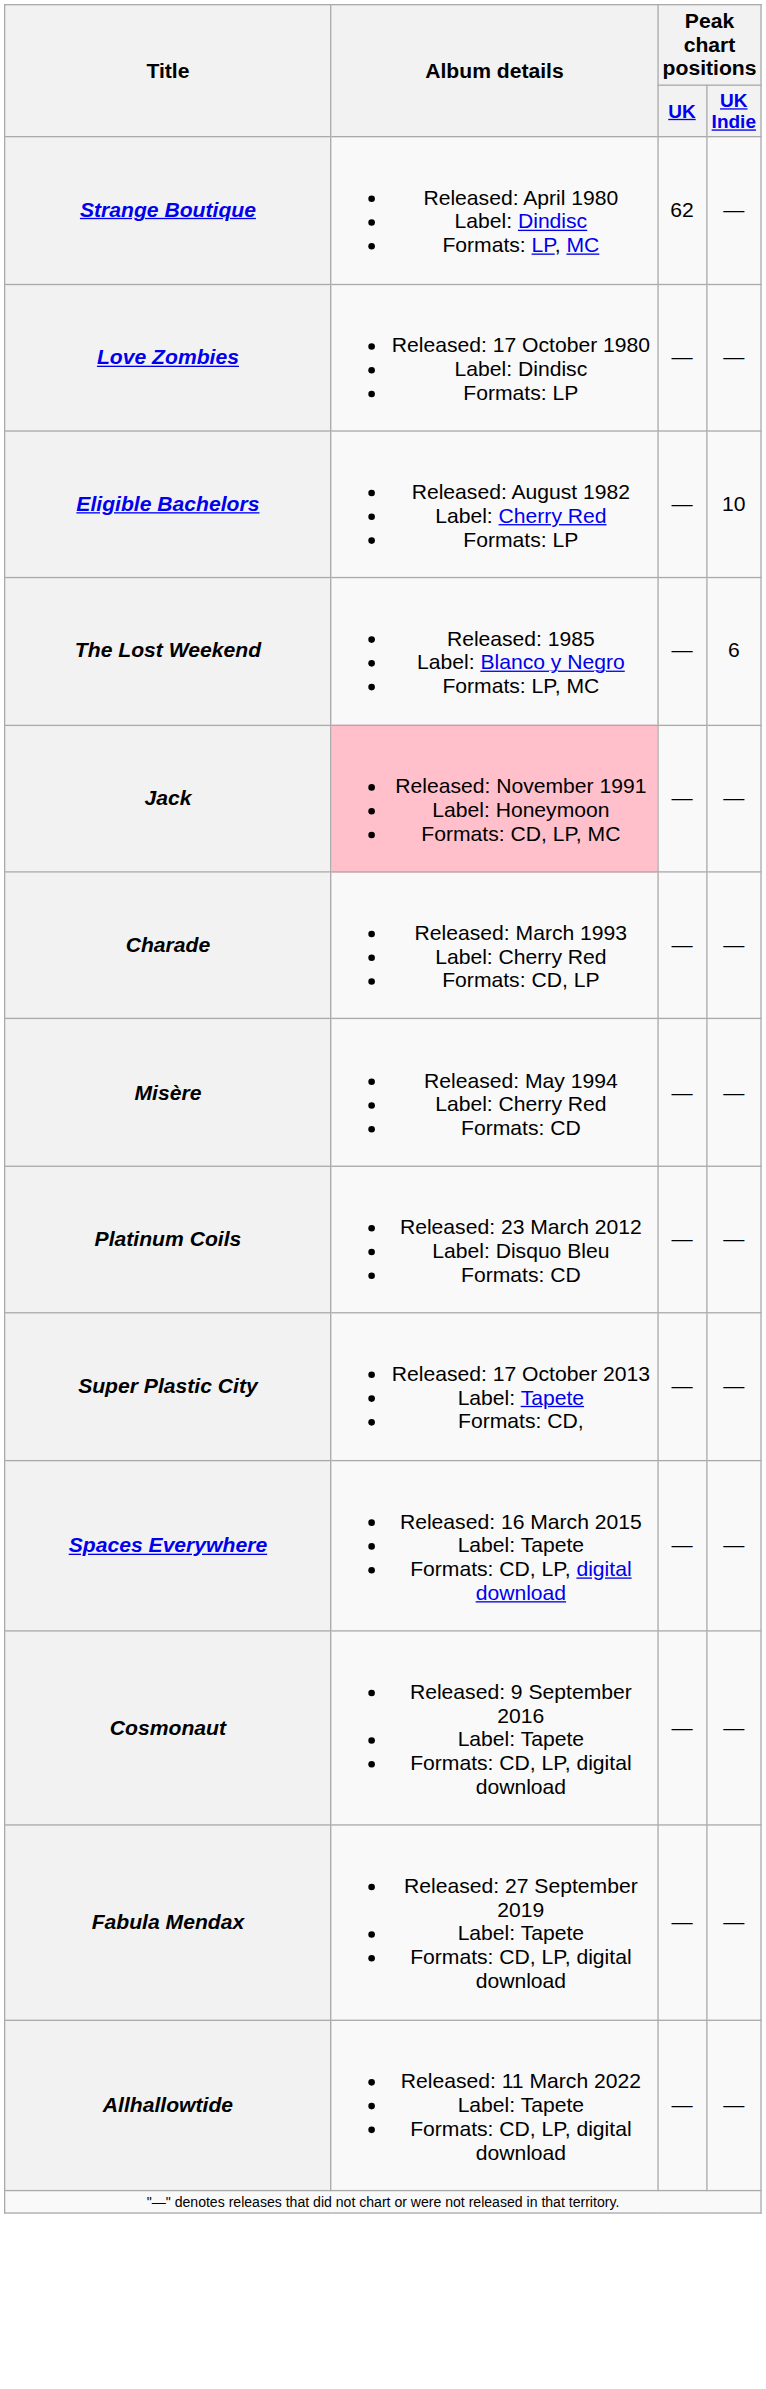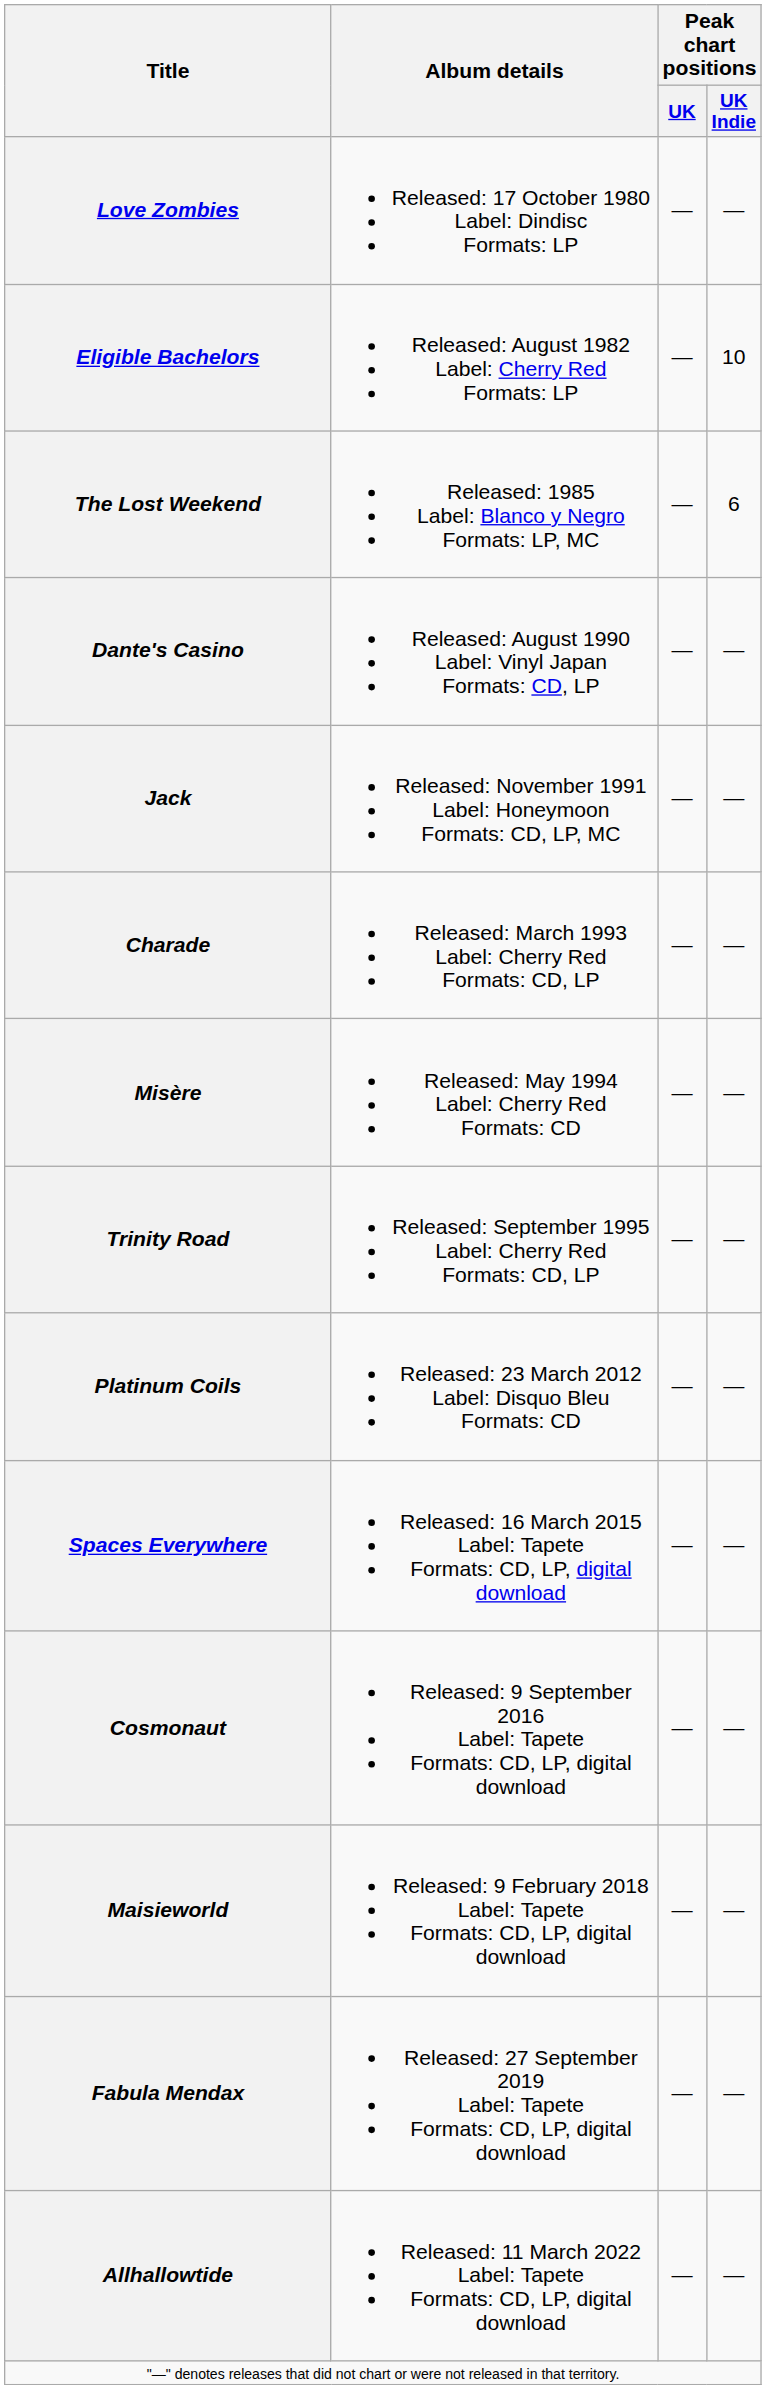- row: (168, 210)
+ row: (168, 651)
(494, 810) pink background -> (494, 810) no background
+ row: (168, 1239)
- row: (168, 1386)
+ row: (168, 1910)
